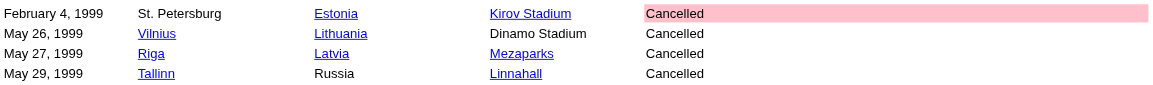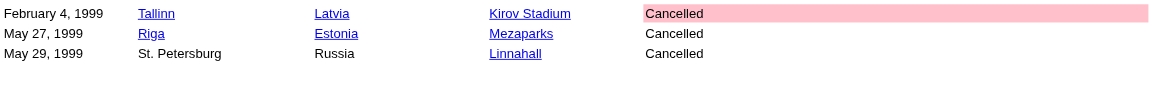(180, 13) St. Petersburg -> (156, 13) Tallinn
(336, 13) Estonia -> (332, 13) Latvia
- row: (43, 33)
(332, 53) Latvia -> (336, 33) Estonia
(156, 73) Tallinn -> (180, 53) St. Petersburg
